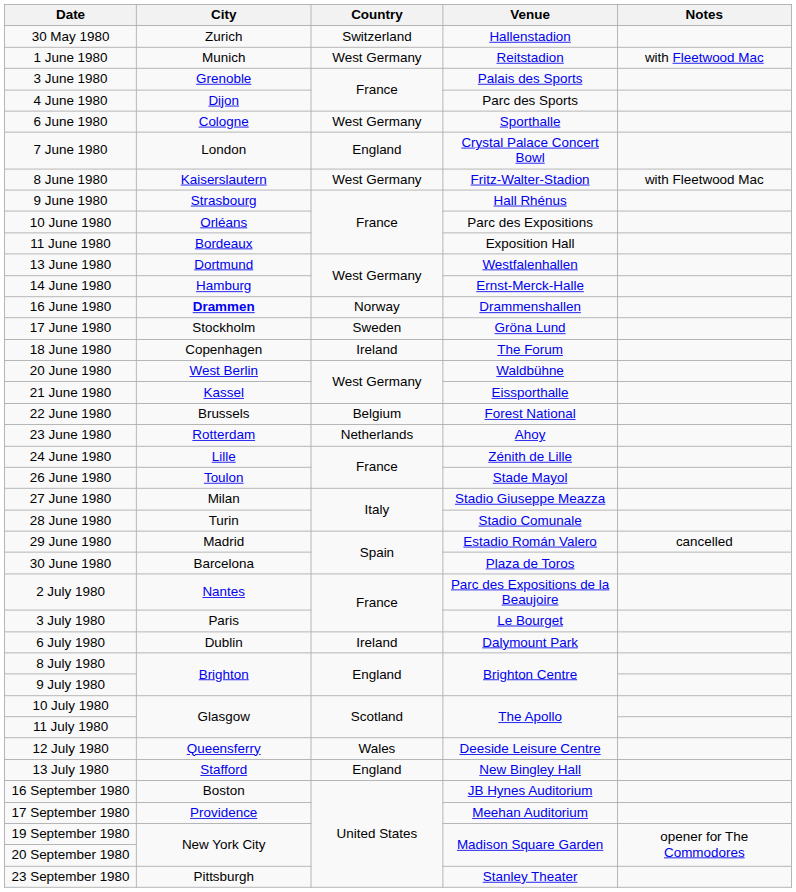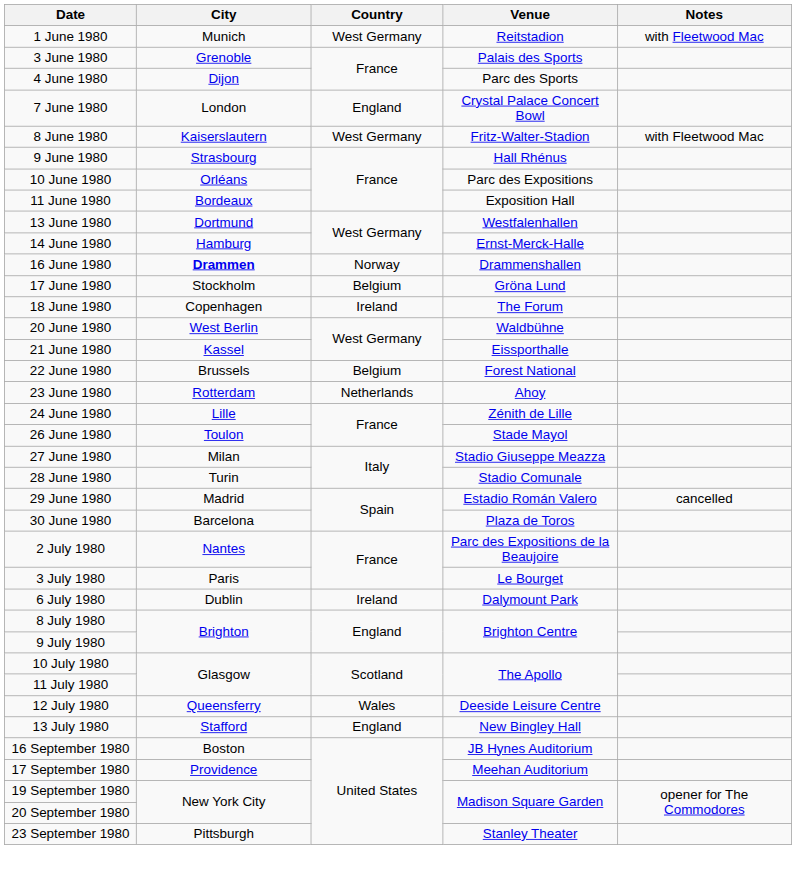- row: (71, 36)
- row: (71, 121)
(377, 328) Sweden -> (377, 286) Belgium
